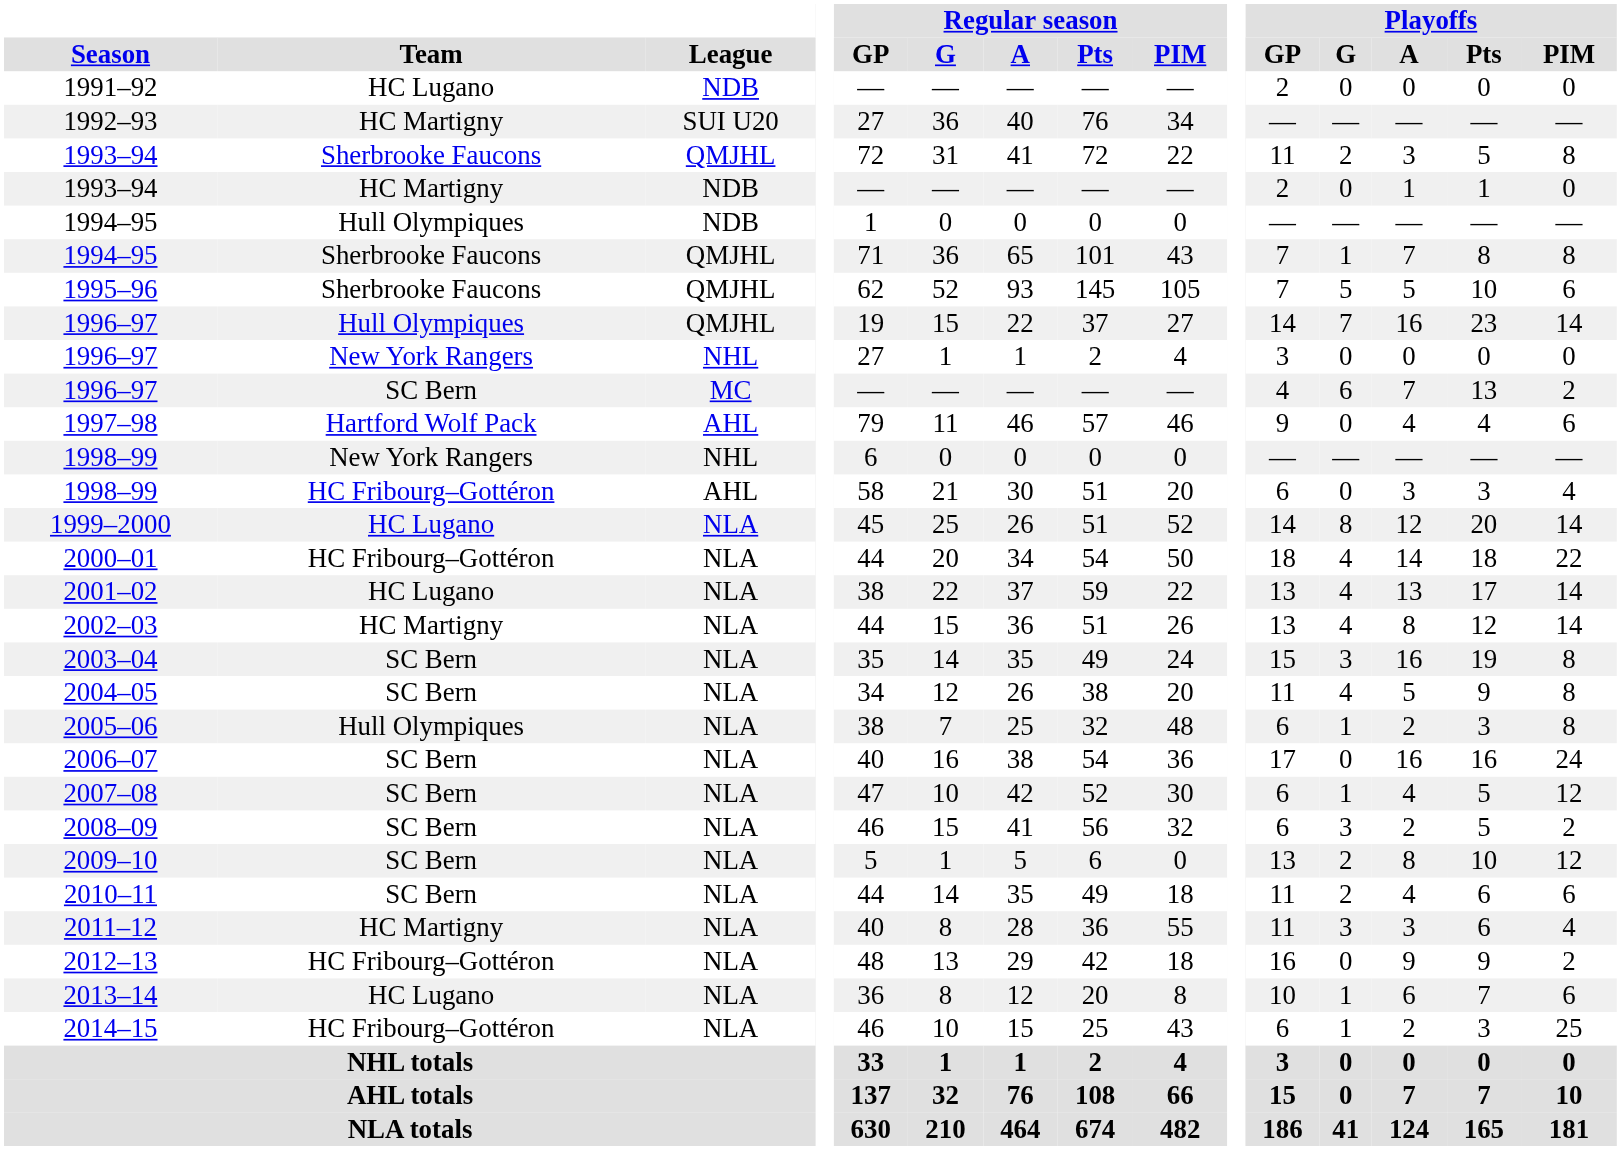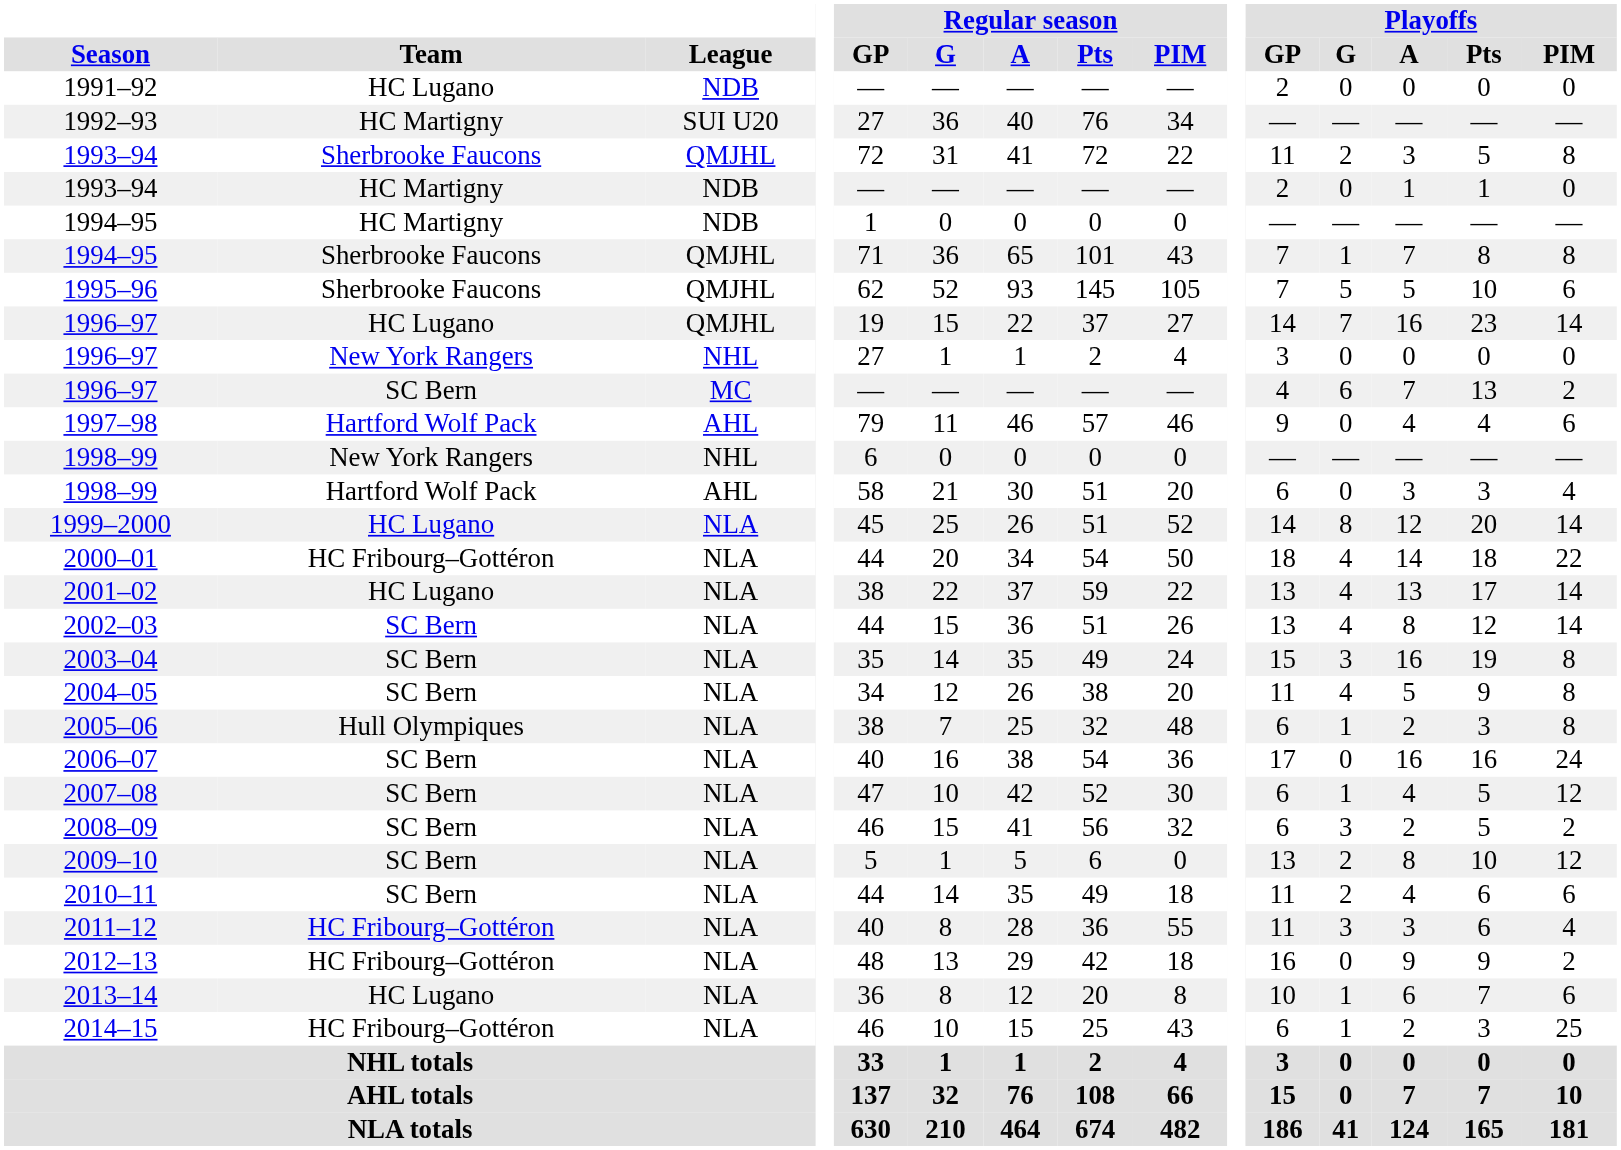(431, 222) Hull Olympiques -> (431, 222) HC Martigny
(431, 322) Hull Olympiques -> (431, 322) HC Lugano
(431, 490) HC Fribourg–Gottéron -> (431, 490) Hartford Wolf Pack
(431, 625) HC Martigny -> (431, 625) SC Bern
(431, 927) HC Martigny -> (431, 927) HC Fribourg–Gottéron
